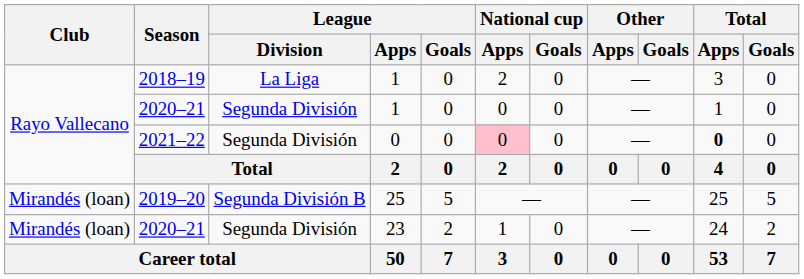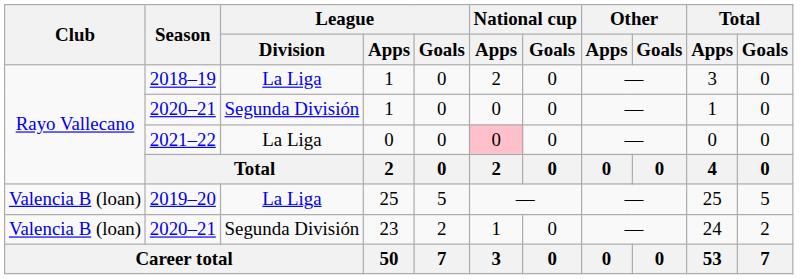(290, 139) Segunda División -> (292, 139) La Liga
(718, 139) bold -> (712, 139) normal
(69, 199) Mirandés (loan) -> (75, 199) Valencia B (loan)
(290, 199) Segunda División B -> (292, 199) La Liga
(69, 229) Mirandés (loan) -> (75, 229) Valencia B (loan)
